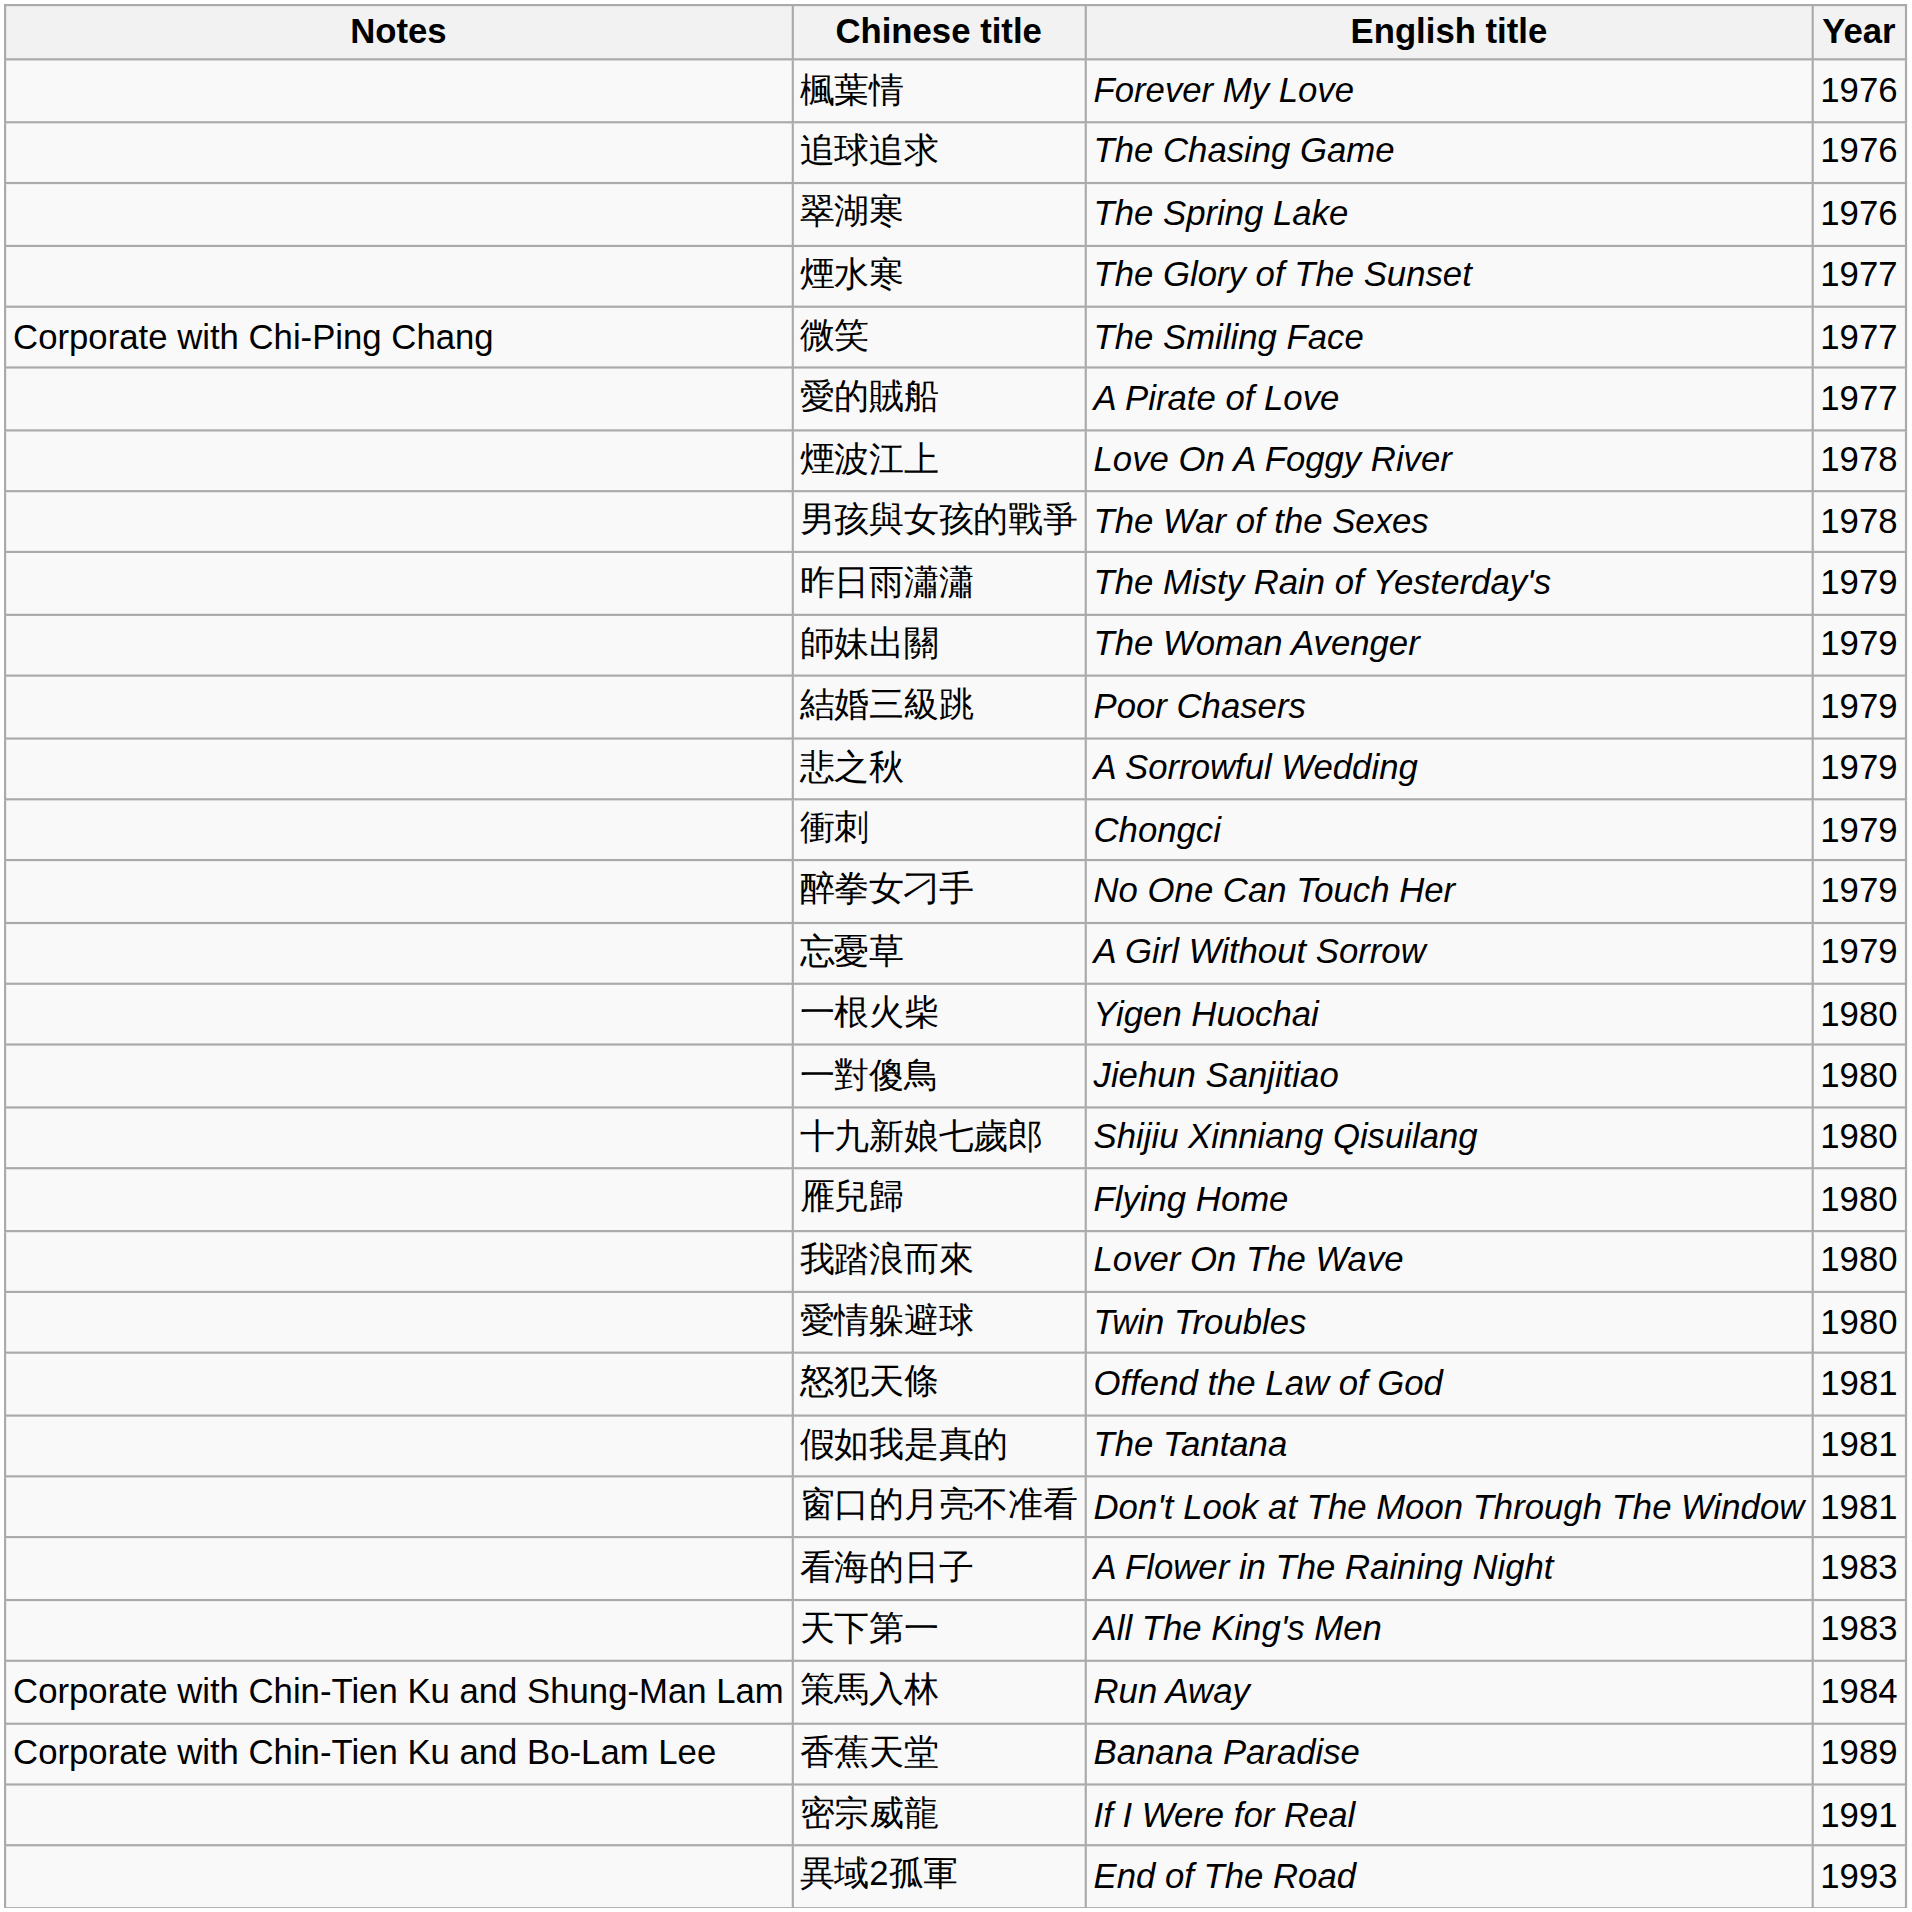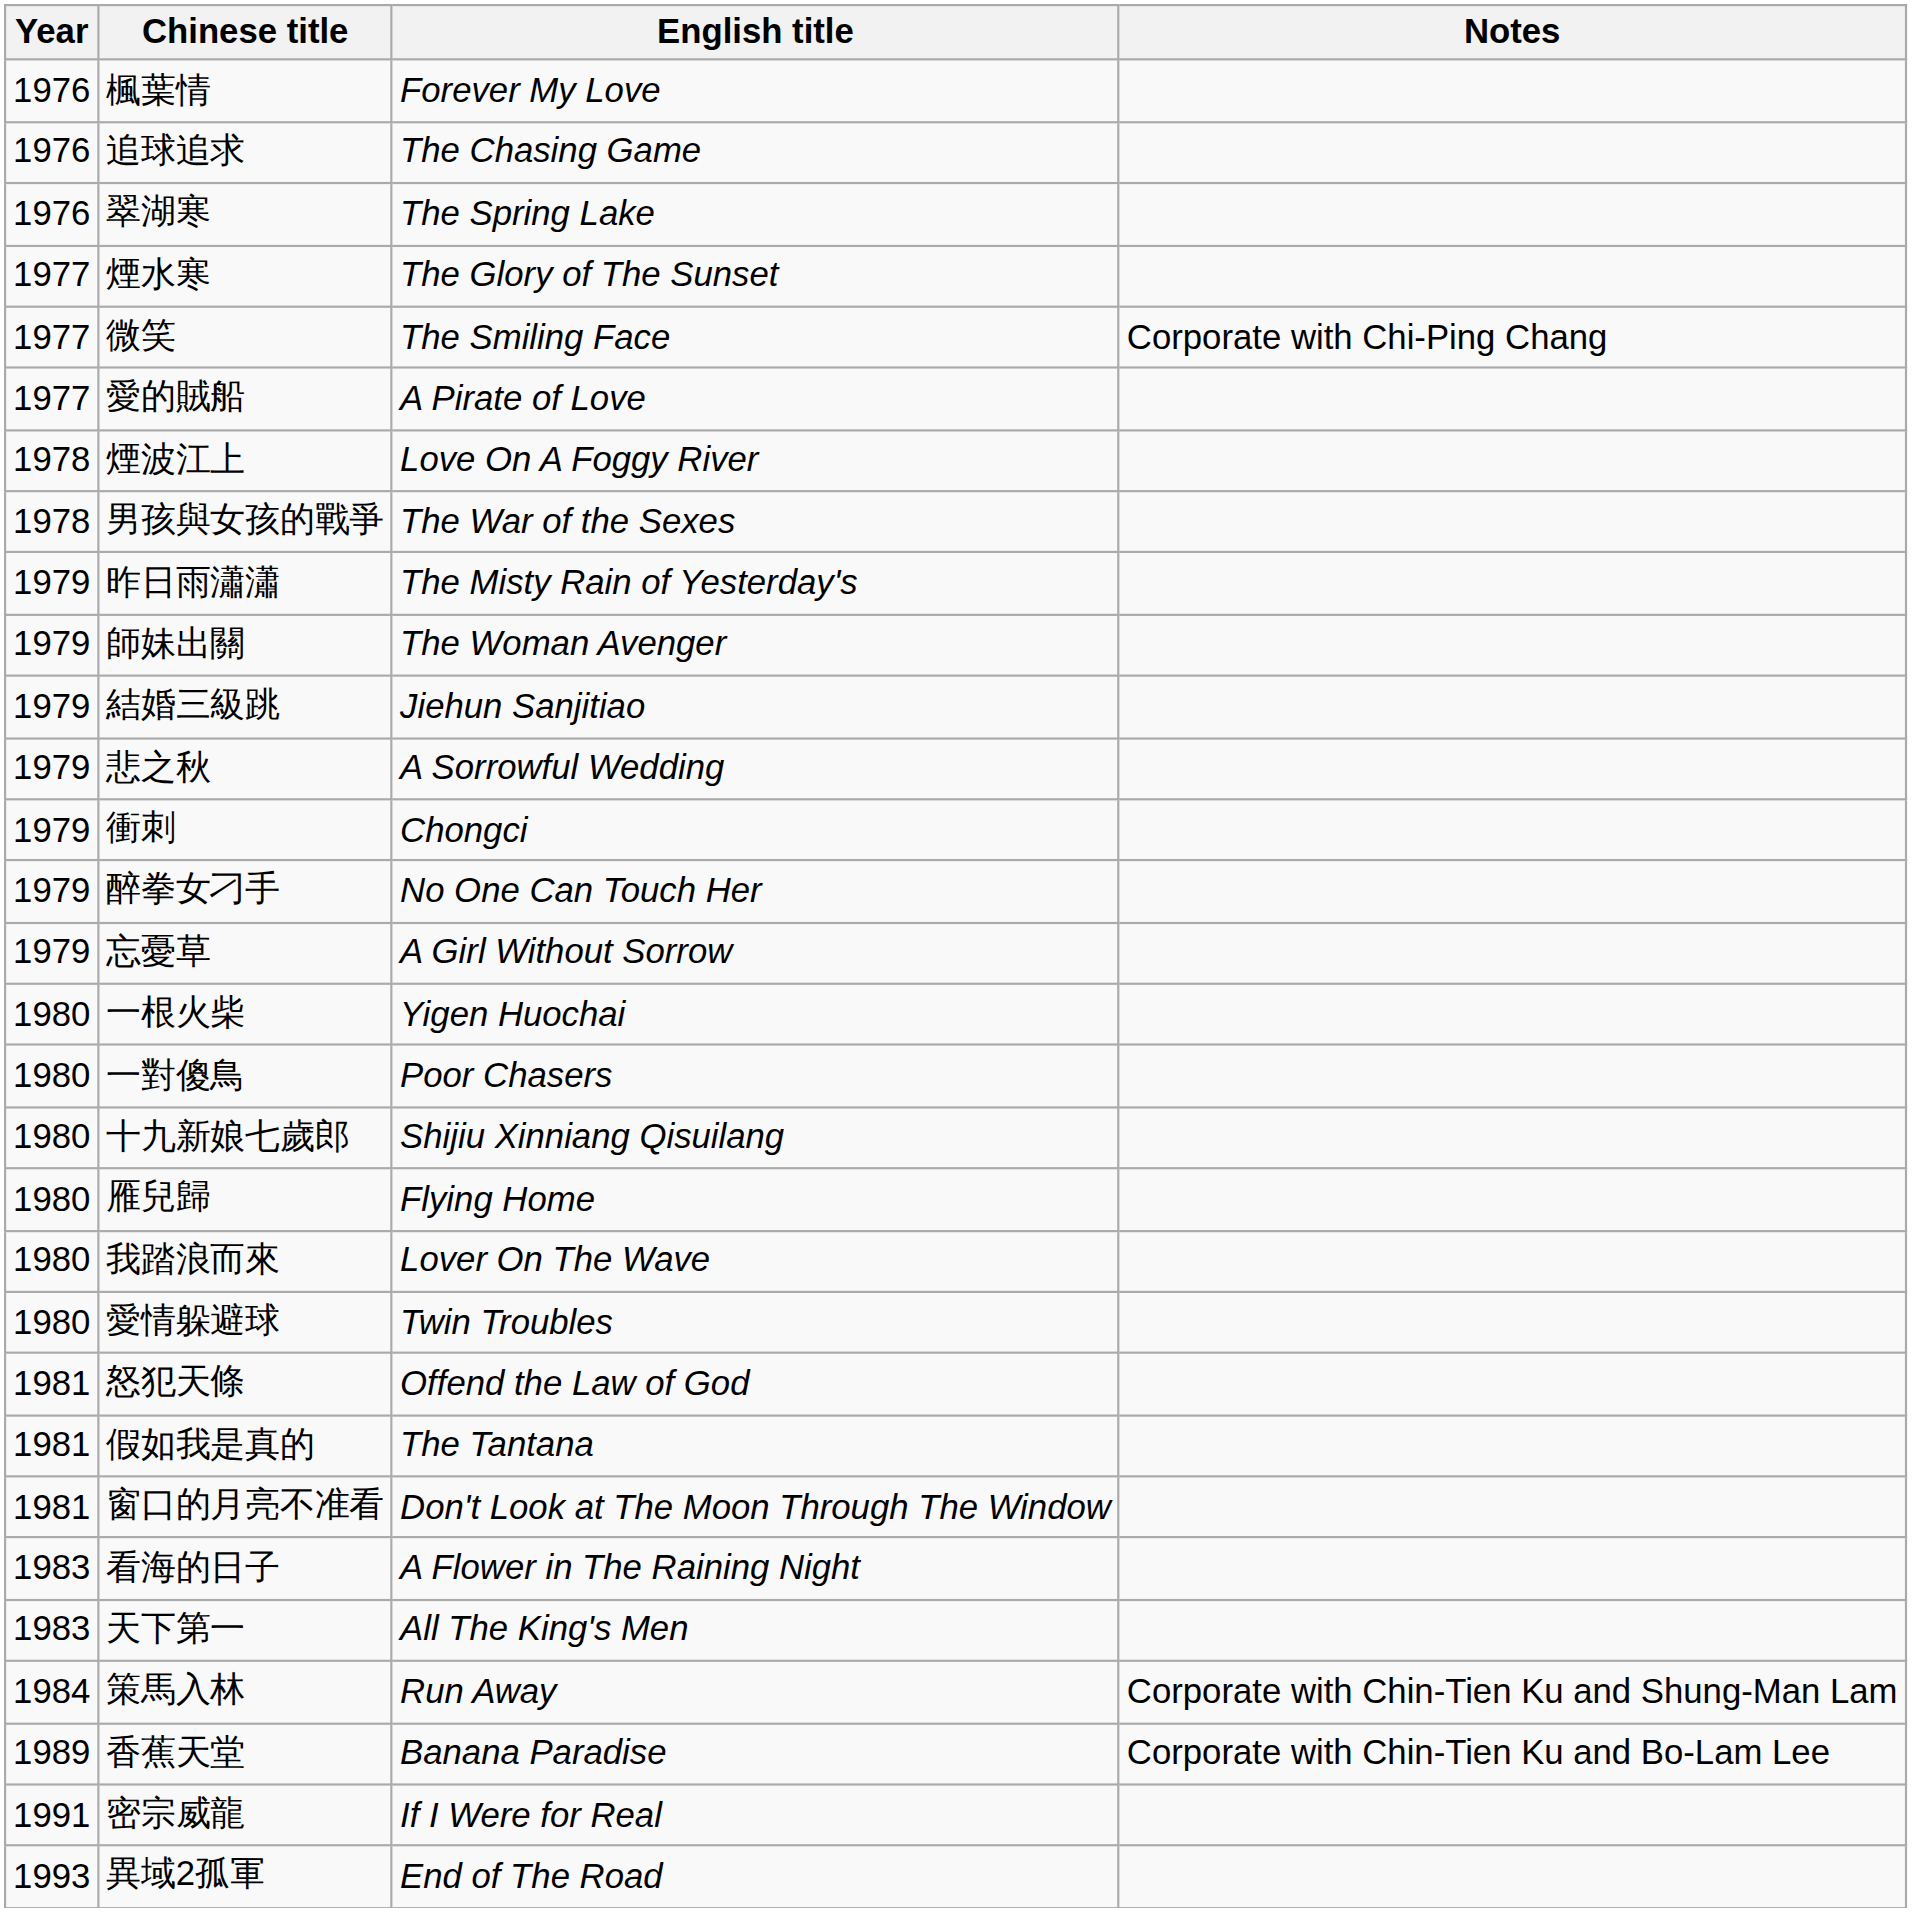columns swapped: (1859, 32) <-> (398, 32)
(1200, 706) Poor Chasers -> (523, 706) Jiehun Sanjitiao
(1216, 1075) Jiehun Sanjitiao -> (506, 1075) Poor Chasers
